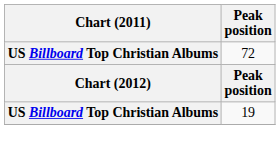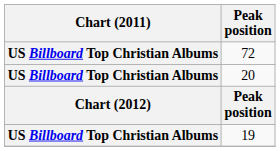+ row: (248, 75)
